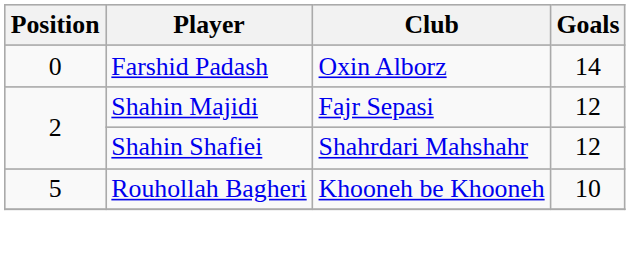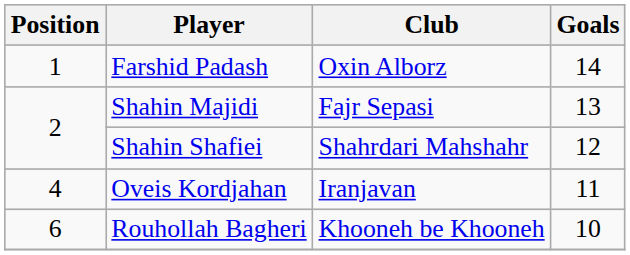(55, 65) 0 -> (55, 65) 1
(588, 106) 12 -> (588, 106) 13
+ row: (199, 188)
(55, 188) 5 -> (55, 229) 6
